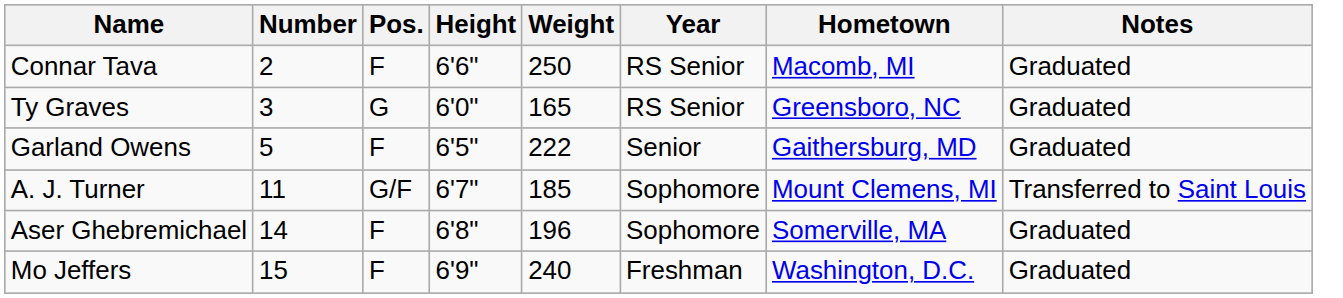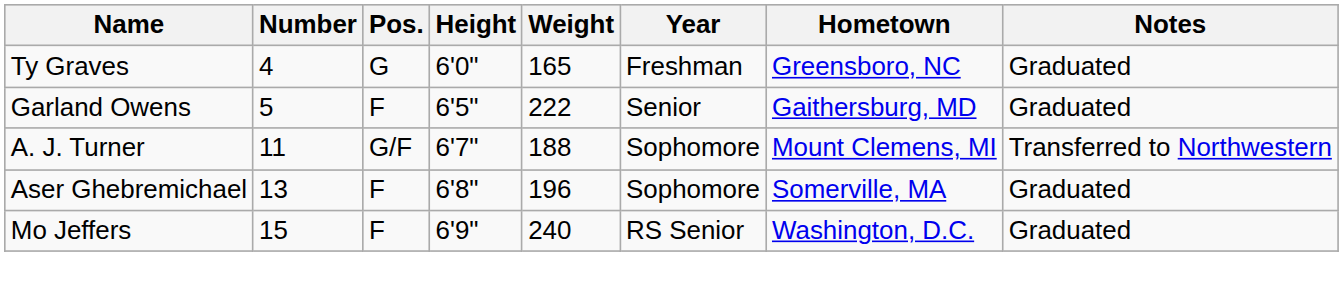- row: (84, 66)
(266, 107) 3 -> (266, 66) 4
(685, 107) RS Senior -> (684, 66) Freshman
(550, 189) 185 -> (550, 148) 188
(1157, 189) Transferred to Saint Louis -> (1170, 148) Transferred to Northwestern
(273, 230) 14 -> (273, 189) 13
(684, 271) Freshman -> (685, 230) RS Senior
